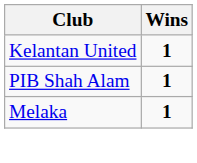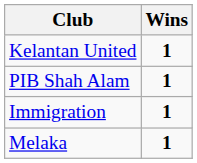+ row: (57, 111)
